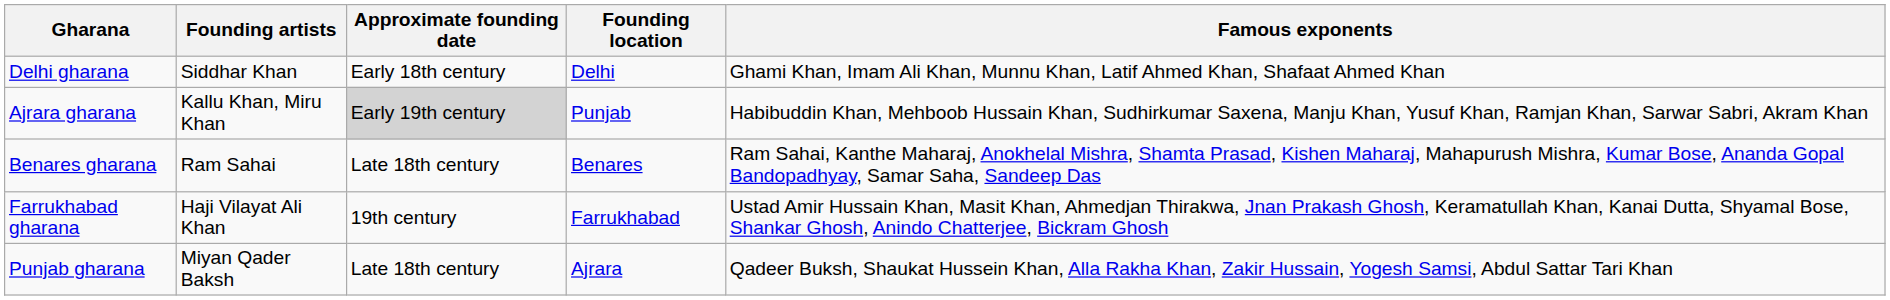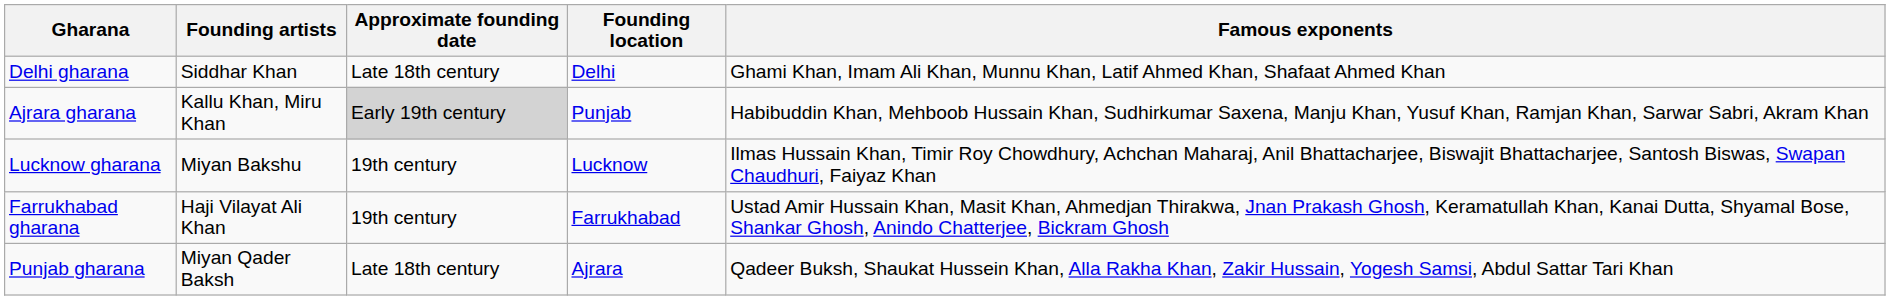(428, 71) Early 18th century -> (425, 71) Late 18th century
+ row: (85, 165)
- row: (83, 165)
